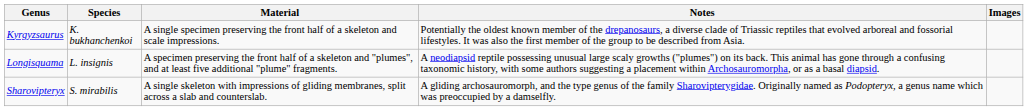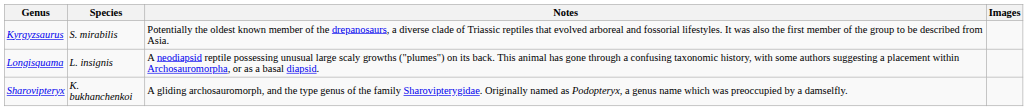- column: (280, 12)
(101, 35) K. bukhanchenkoi -> (93, 35) S. mirabilis
(93, 91) S. mirabilis -> (101, 91) K. bukhanchenkoi
